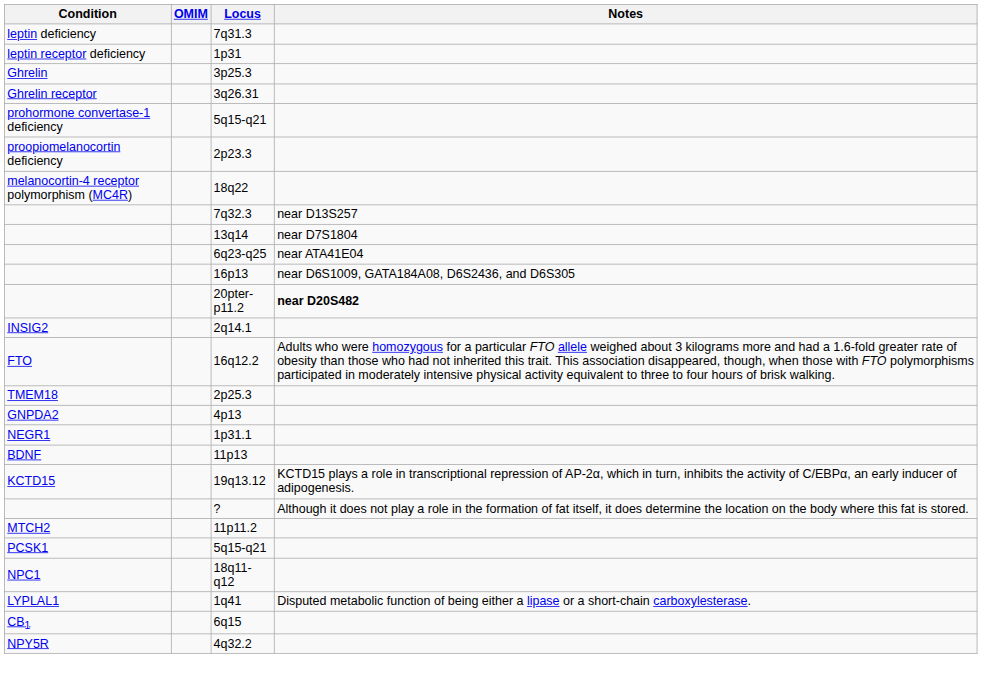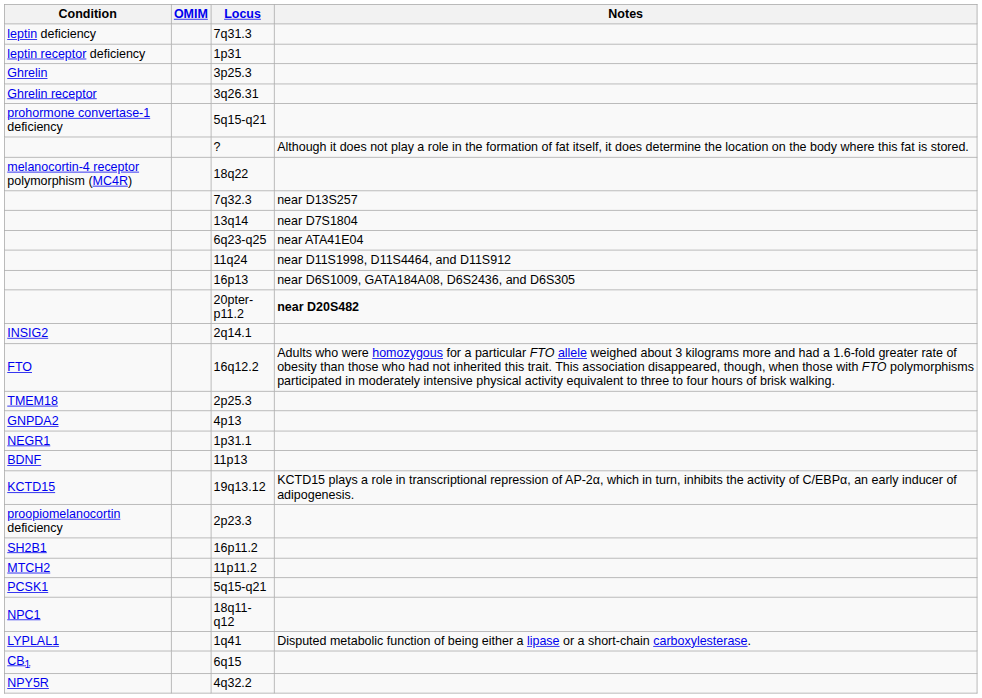rows swapped: (64, 154) <-> (88, 508)
+ row: (88, 260)
+ row: (27, 548)
